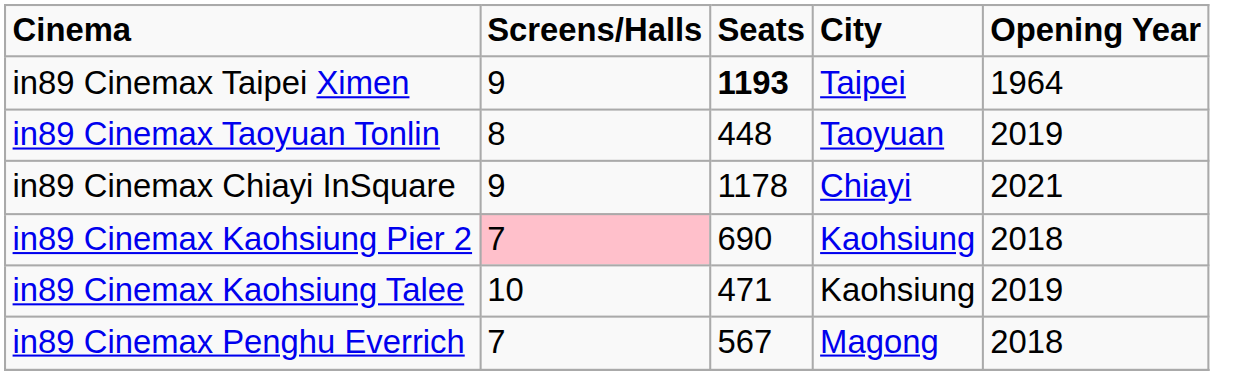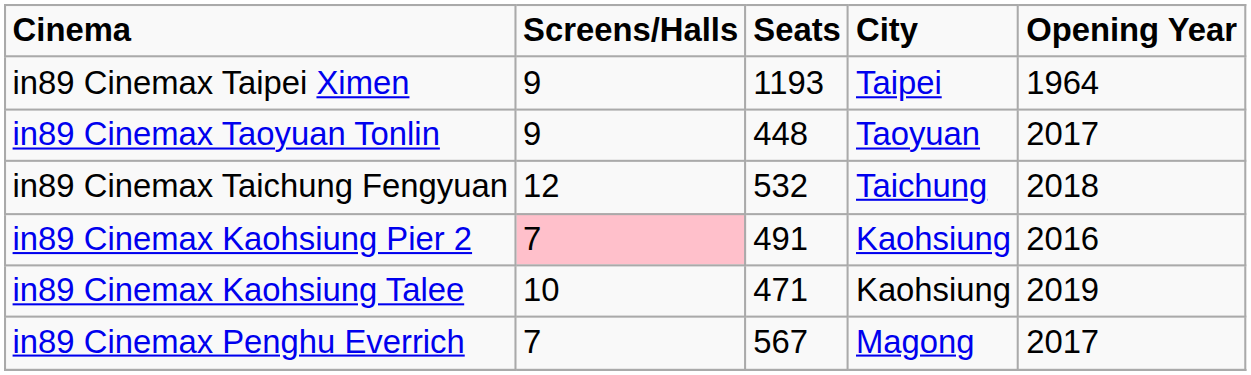(753, 82) bold -> (789, 82) normal
(496, 134) 8 -> (532, 134) 9
(1027, 134) 2019 -> (1063, 134) 2017
+ row: (260, 186)
- row: (234, 186)
(745, 238) 690 -> (781, 238) 491
(1027, 238) 2018 -> (1063, 238) 2016
(1027, 342) 2018 -> (1063, 342) 2017
